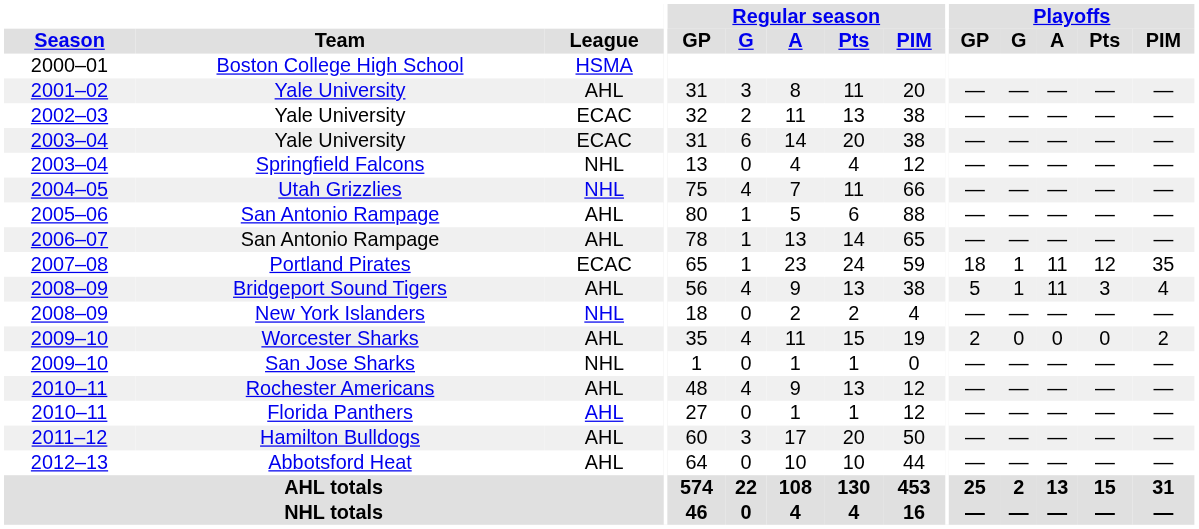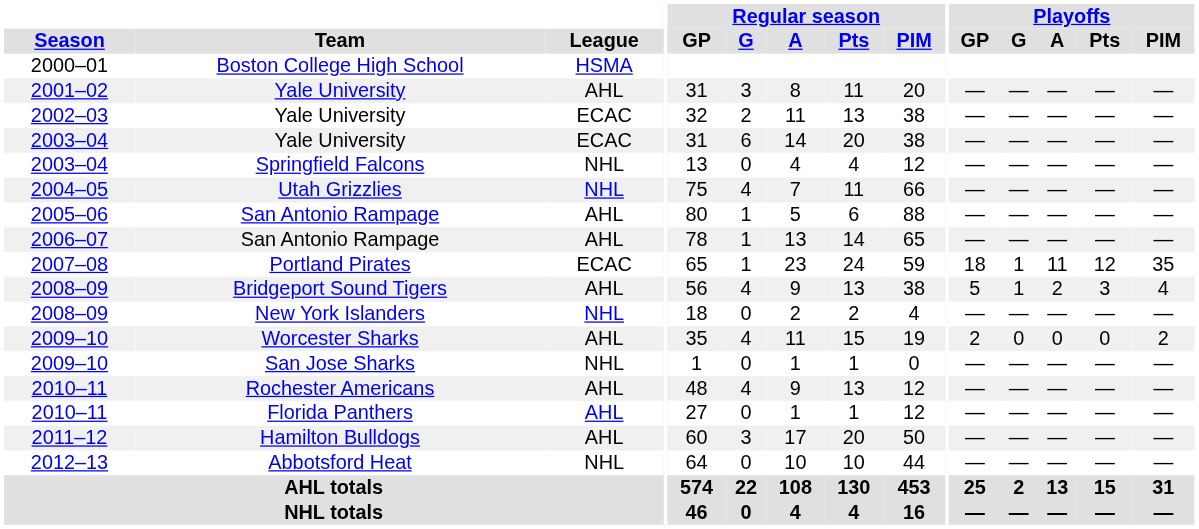(1057, 289) 11 -> (1057, 289) 2
(604, 462) AHL -> (604, 462) NHL
